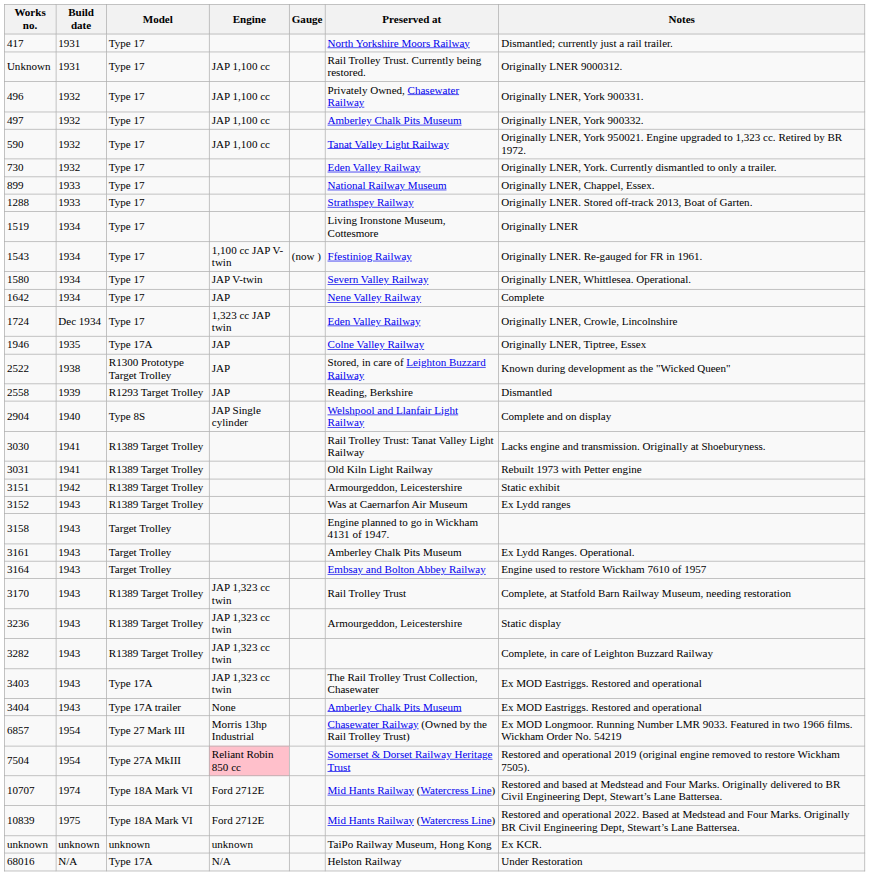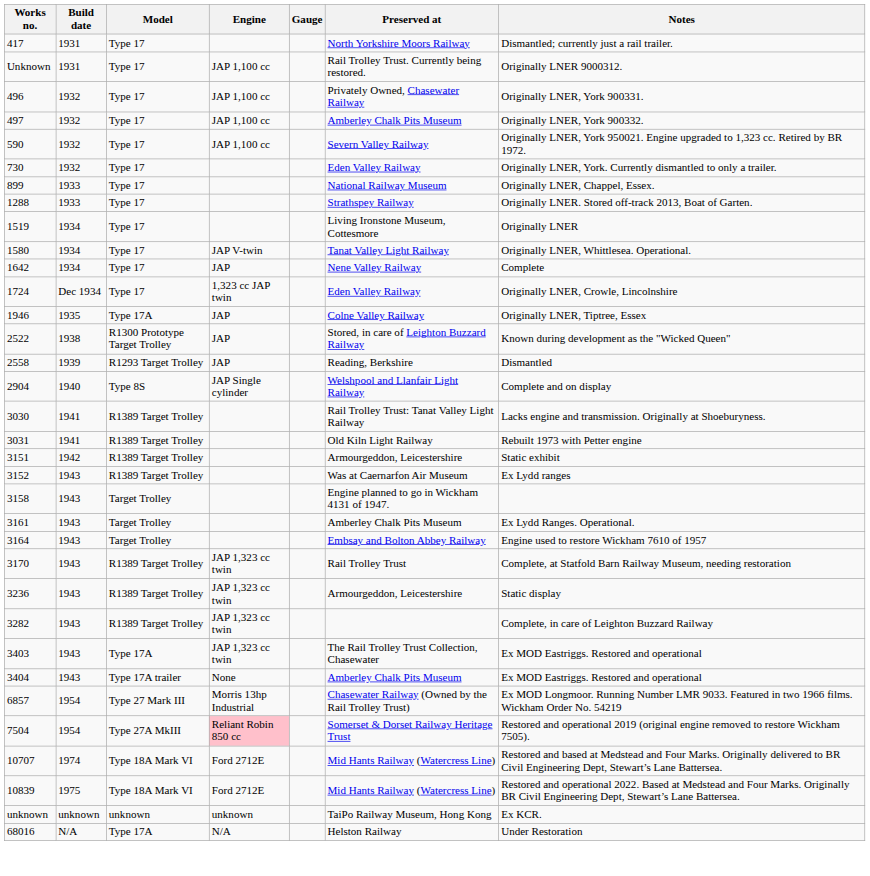(388, 144) Tanat Valley Light Railway -> (378, 144) Severn Valley Railway
- row: (18, 256)
(378, 280) Severn Valley Railway -> (388, 250) Tanat Valley Light Railway
